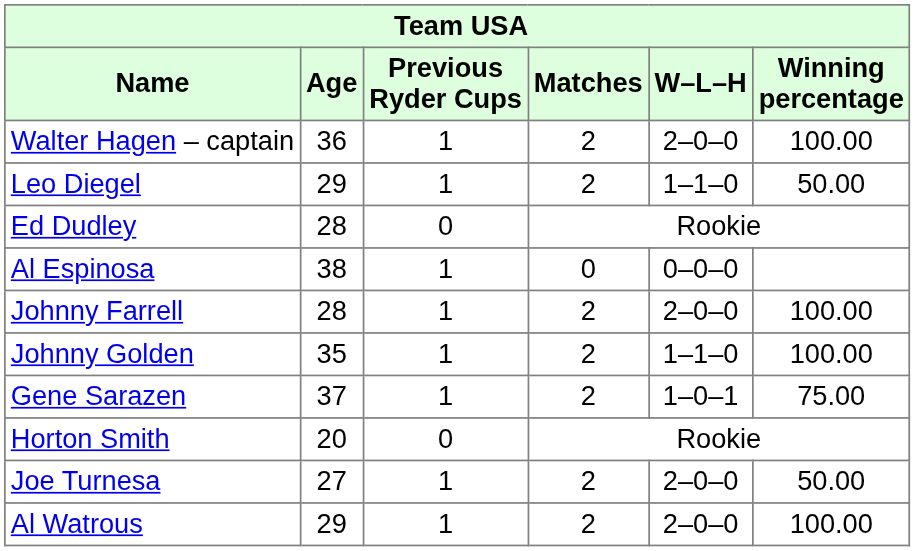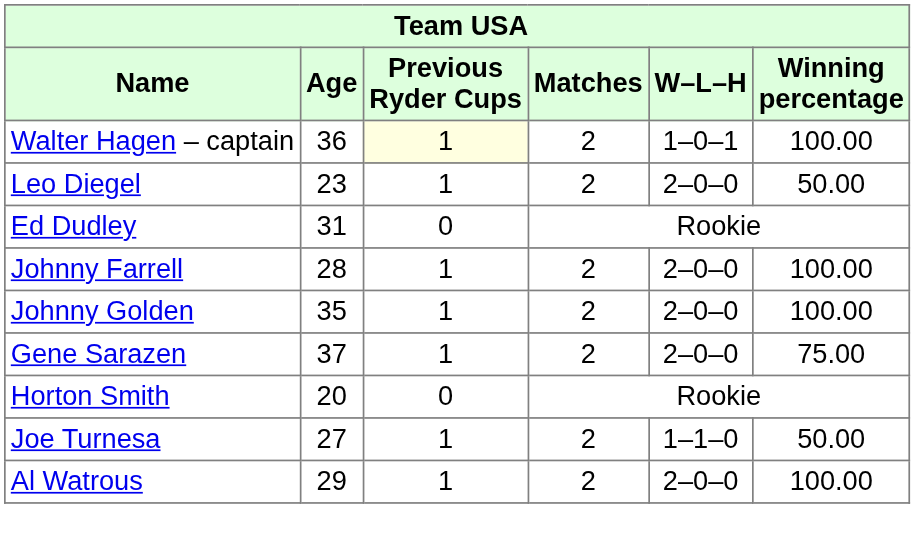(446, 141) no background -> (446, 141) lightyellow background
(701, 141) 2–0–0 -> (701, 141) 1–0–1
(332, 183) 29 -> (332, 183) 23
(701, 183) 1–1–0 -> (701, 183) 2–0–0
(332, 226) 28 -> (332, 226) 31
- row: (83, 268)
(701, 353) 1–1–0 -> (701, 311) 2–0–0
(701, 396) 1–0–1 -> (701, 353) 2–0–0
(701, 481) 2–0–0 -> (701, 438) 1–1–0
